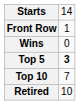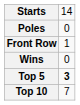+ row: (32, 28)
- row: (32, 92)
